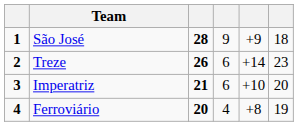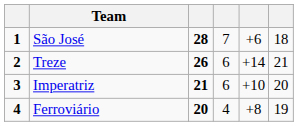(226, 39) 9 -> (226, 39) 7
(254, 39) +9 -> (254, 39) +6
(281, 62) 23 -> (281, 62) 21
